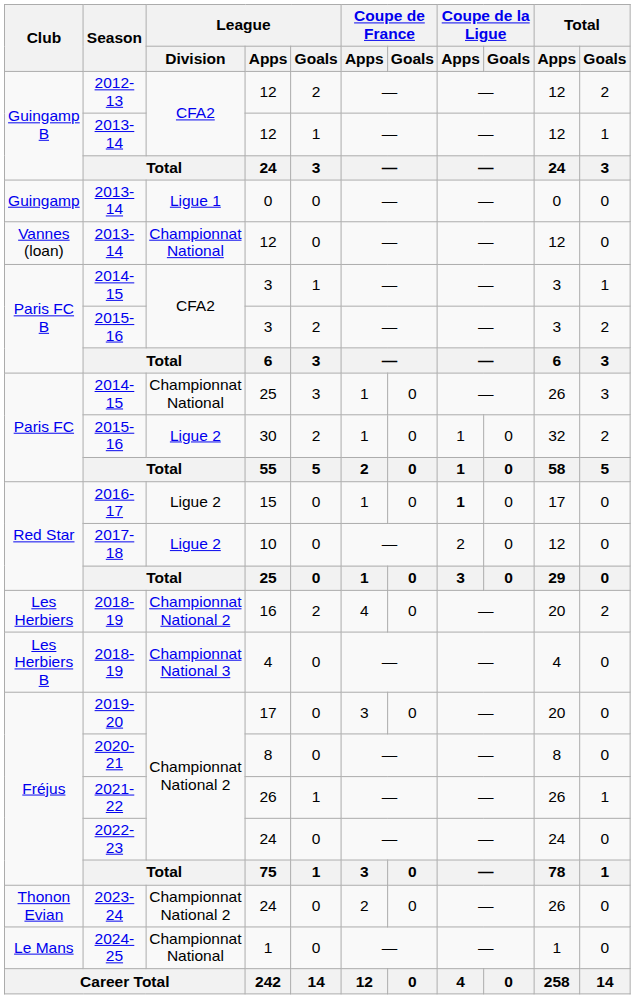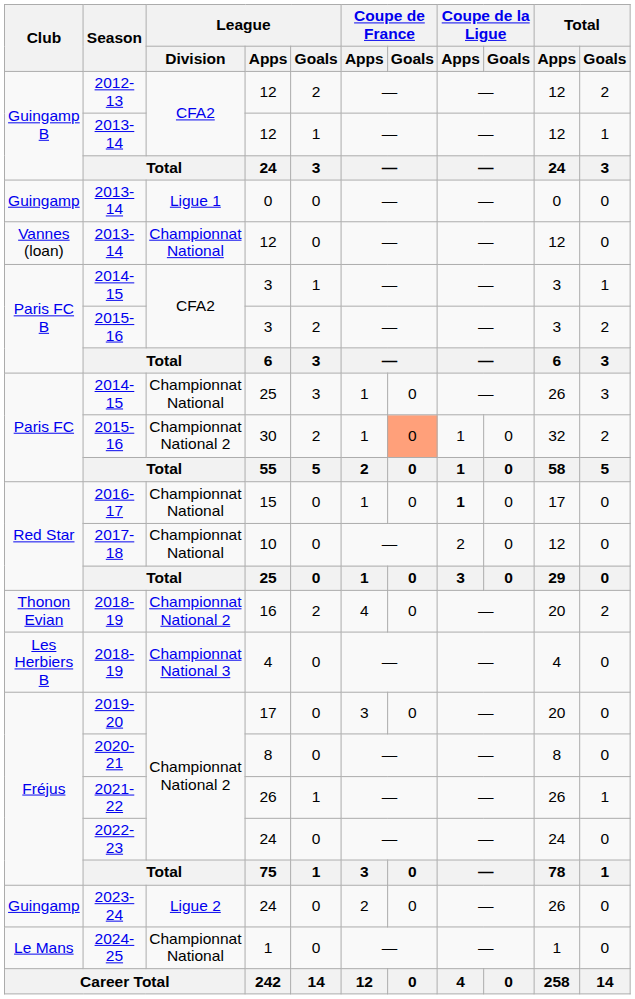(195, 435) Ligue 2 -> (195, 435) Championnat National 2
(412, 435) no background -> (412, 435) lightsalmon background
(195, 502) Ligue 2 -> (195, 502) Championnat National
(195, 544) Ligue 2 -> (195, 544) Championnat National
(44, 611) Les Herbiers -> (44, 611) Thonon Evian
(44, 905) Thonon Evian -> (44, 905) Guingamp
(195, 905) Championnat National 2 -> (195, 905) Ligue 2
